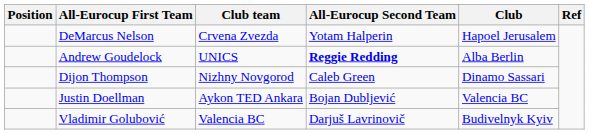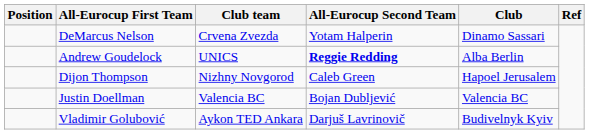(509, 35) Hapoel Jerusalem -> (503, 35) Dinamo Sassari
(503, 77) Dinamo Sassari -> (509, 77) Hapoel Jerusalem
(251, 98) Aykon TED Ankara -> (232, 98) Valencia BC
(232, 118) Valencia BC -> (251, 118) Aykon TED Ankara
